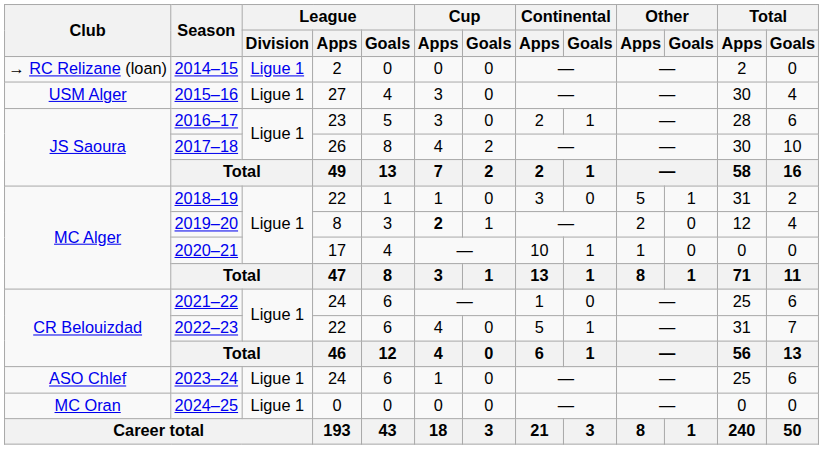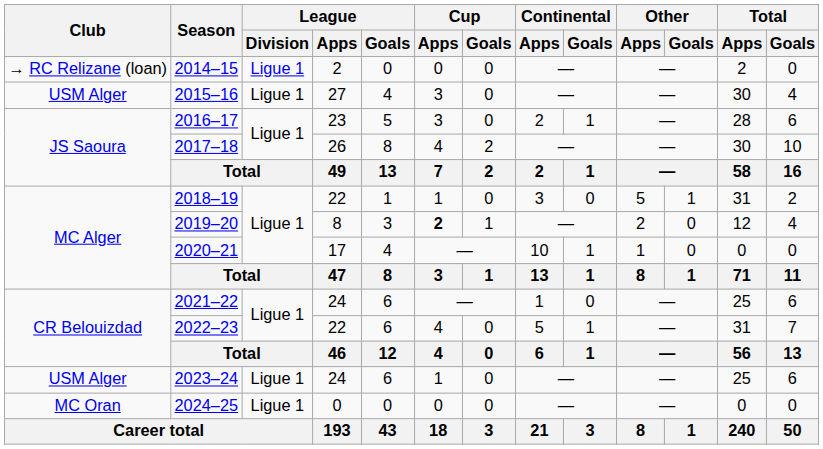(88, 379) ASO Chlef -> (88, 379) USM Alger
